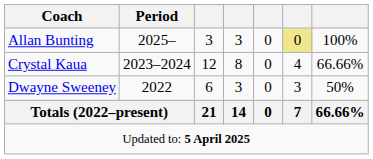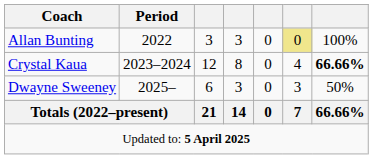(157, 40) 2025– -> (157, 40) 2022
(340, 64) normal -> (340, 64) bold
(157, 87) 2022 -> (157, 87) 2025–
